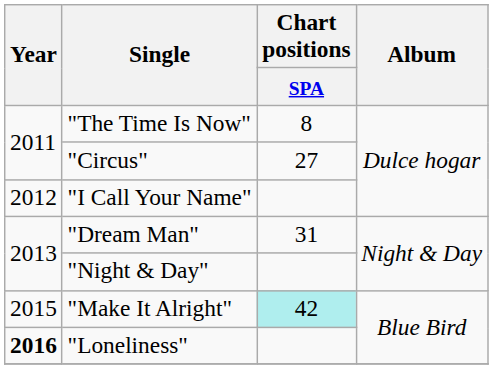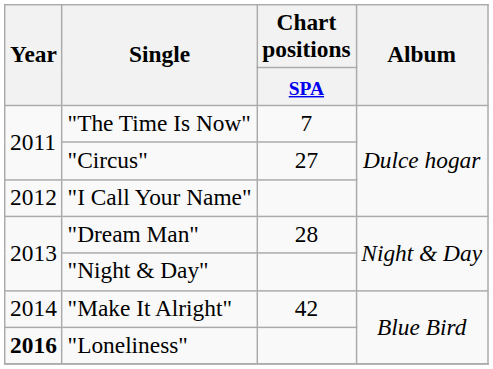(306, 123) 8 -> (306, 123) 7
(306, 234) 31 -> (306, 234) 28
(33, 308) 2015 -> (33, 308) 2014
(306, 308) paleturquoise background -> (306, 308) no background
